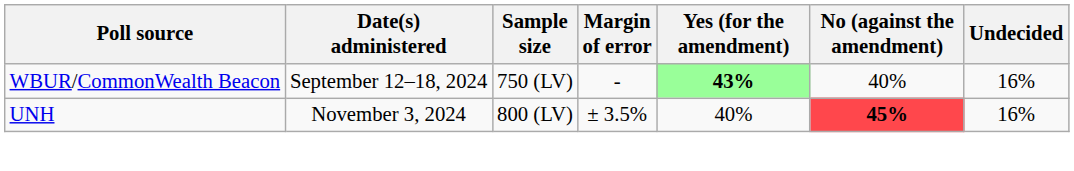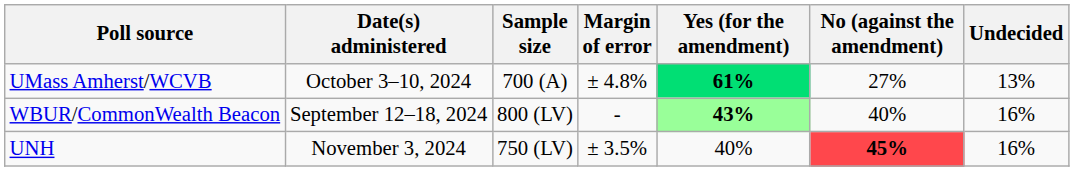+ row: (111, 80)
(535, 80) 750 (LV) -> (535, 114) 800 (LV)
(535, 114) 800 (LV) -> (535, 149) 750 (LV)
